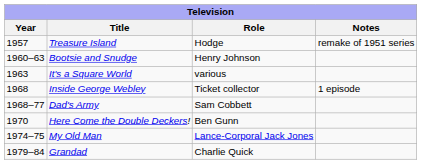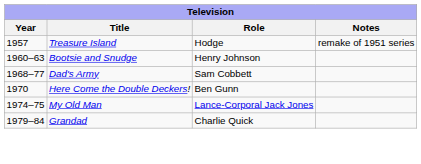- row: (90, 74)
- row: (97, 89)
